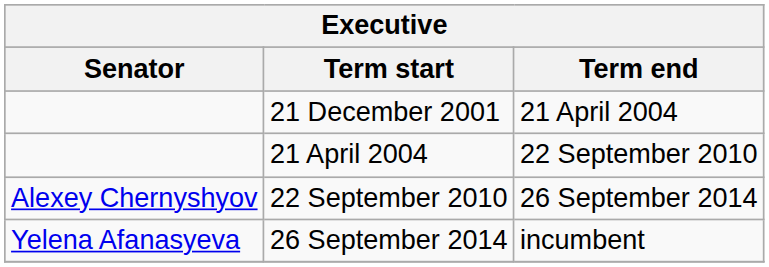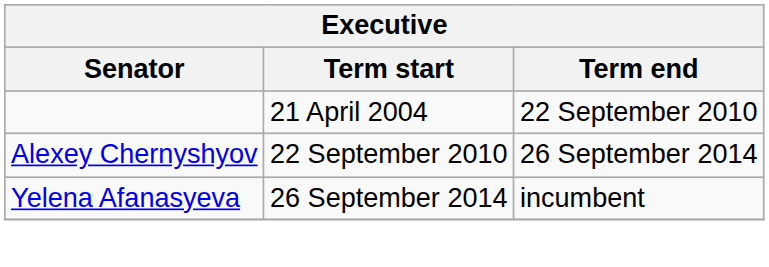- row: (385, 111)
